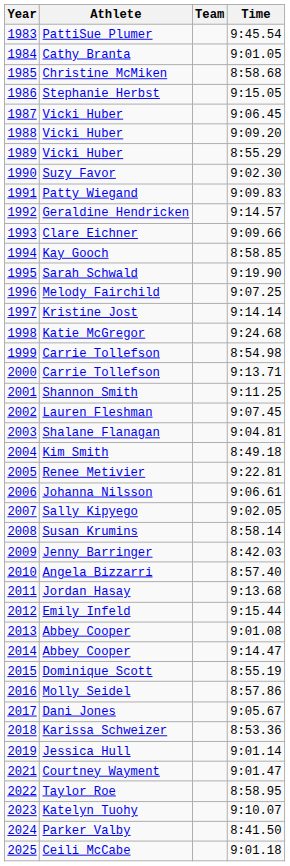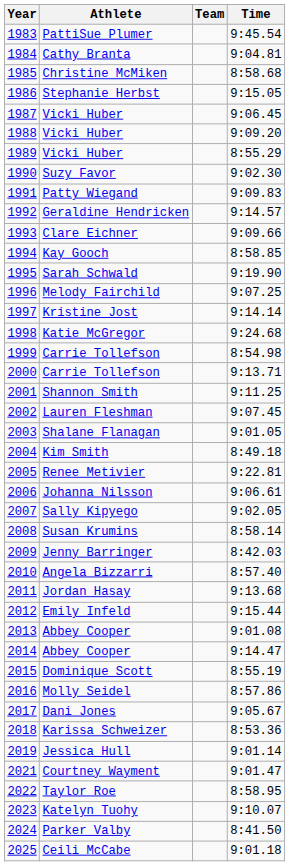(256, 54) 9:01.05 -> (256, 54) 9:04.81
(256, 433) 9:04.81 -> (256, 433) 9:01.05
